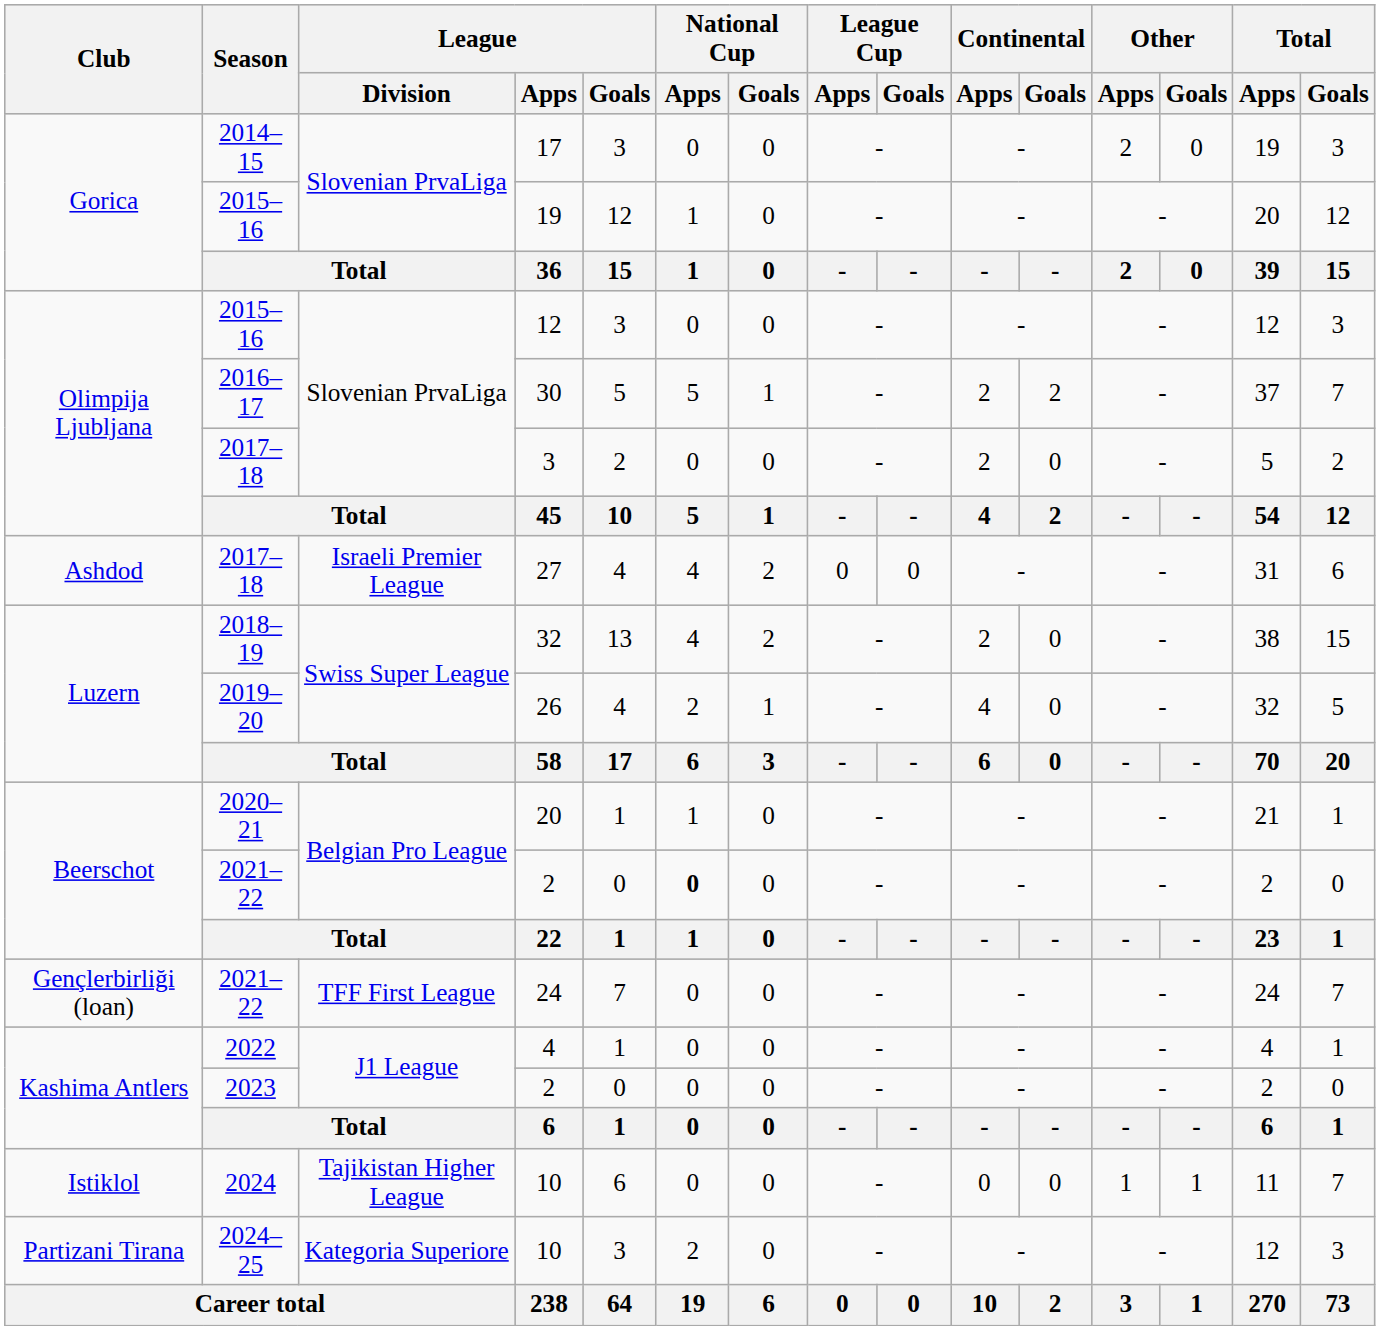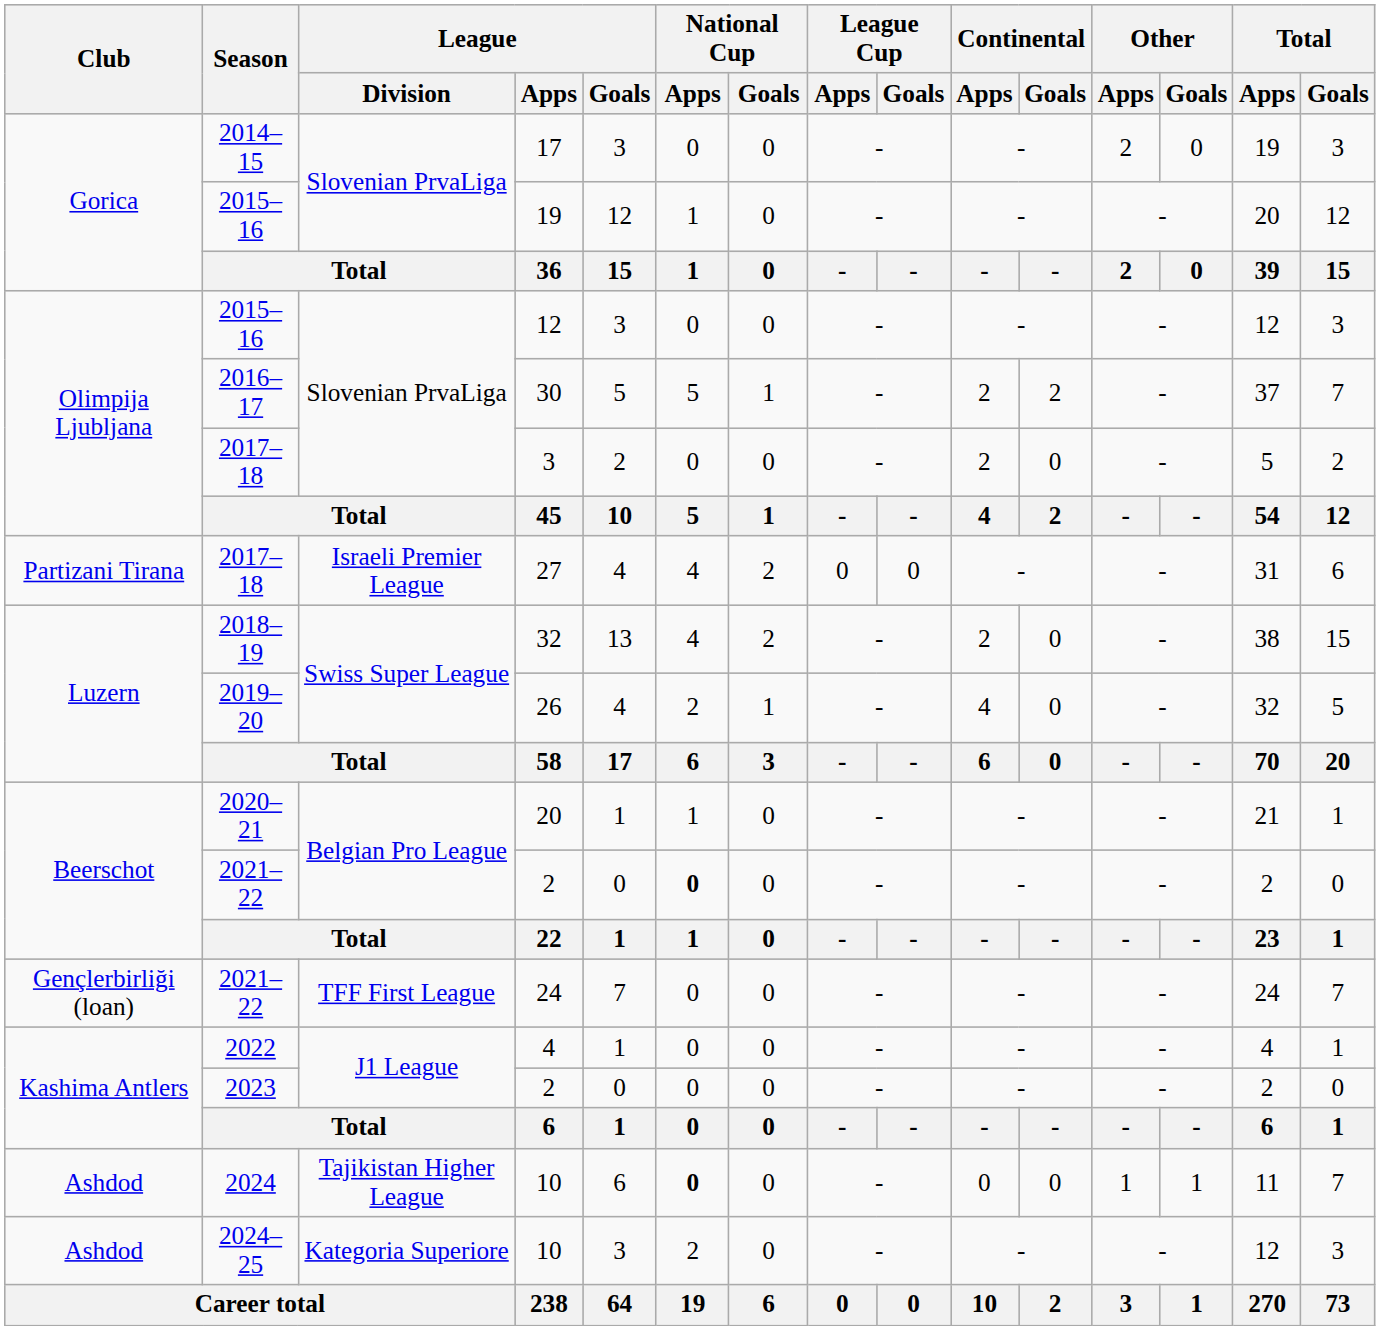(104, 570) Ashdod -> (104, 570) Partizani Tirana
(104, 1181) Istiklol -> (104, 1181) Ashdod
(693, 1181) normal -> (693, 1181) bold
(104, 1250) Partizani Tirana -> (104, 1250) Ashdod
